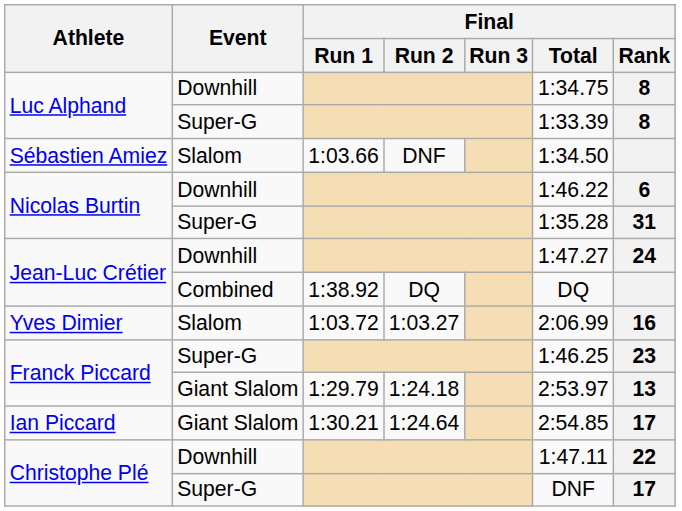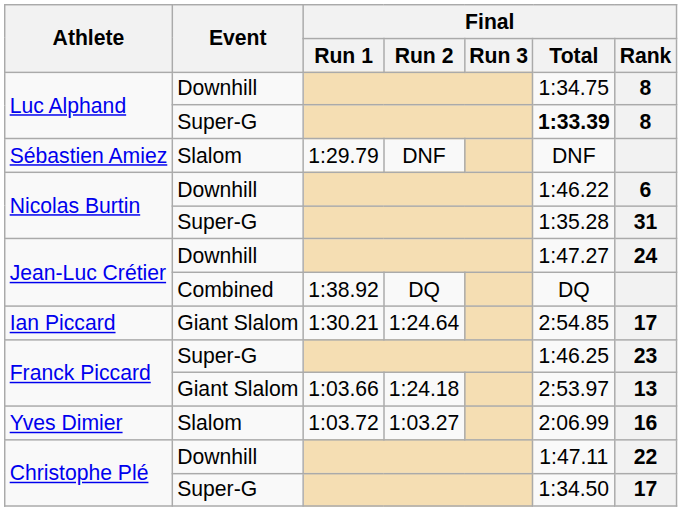(573, 122) normal -> (574, 122) bold
(344, 156) 1:03.66 -> (344, 156) 1:29.79
(573, 156) 1:34.50 -> (574, 156) DNF
rows swapped: (66, 323) <-> (63, 423)
(344, 390) 1:29.79 -> (344, 390) 1:03.66
(573, 490) DNF -> (574, 490) 1:34.50
